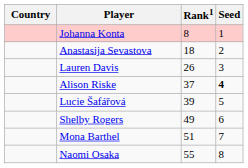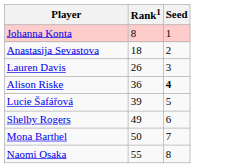- column: (31, 14)
(189, 85) 37 -> (136, 85) 36
(189, 136) 51 -> (136, 136) 50
